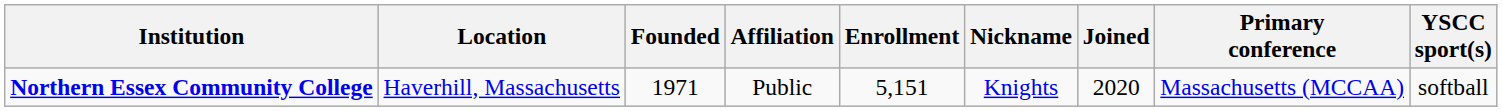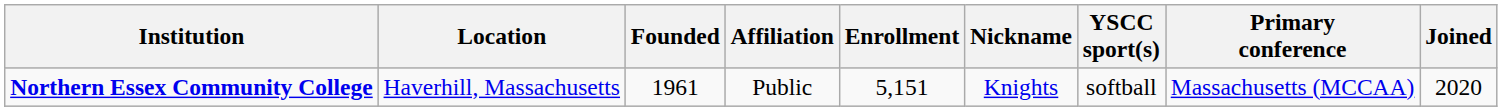columns swapped: (1116, 36) <-> (1453, 36)
(675, 86) 1971 -> (675, 86) 1961
